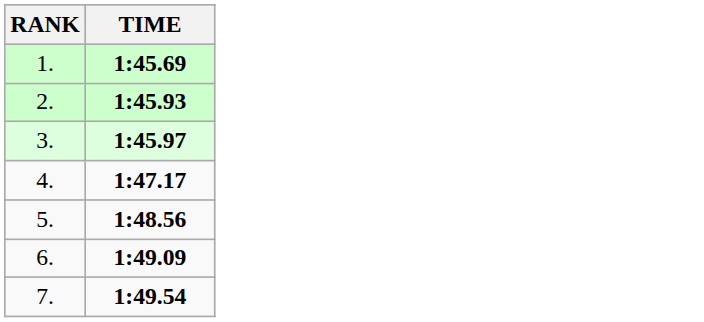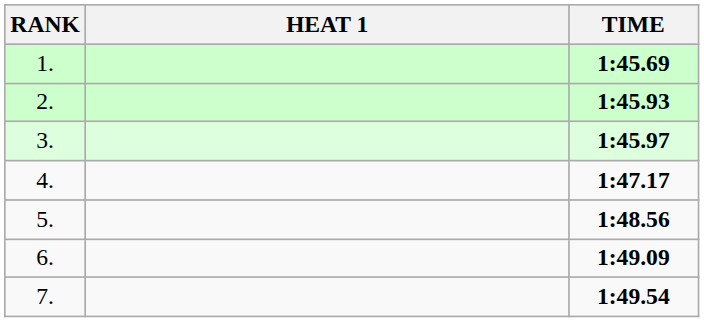+ column: (327, 24)
